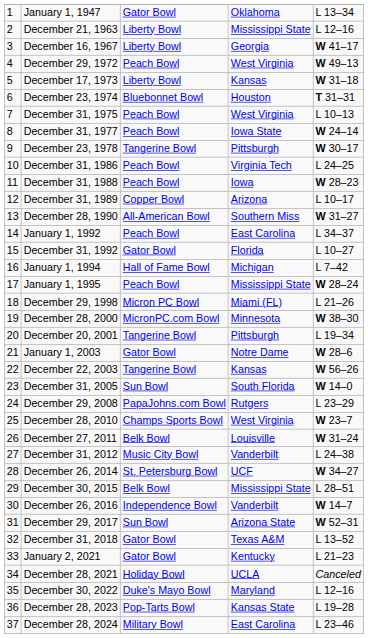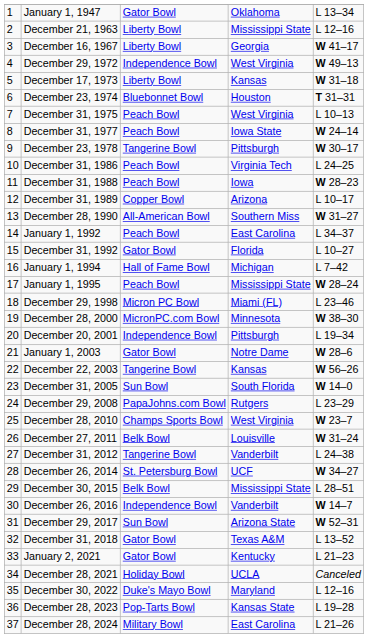(151, 64) Peach Bowl -> (170, 64) Independence Bowl
(335, 302) L 21–26 -> (335, 302) L 23–46
(159, 336) Tangerine Bowl -> (170, 336) Independence Bowl
(161, 455) Music City Bowl -> (159, 455) Tangerine Bowl
(335, 625) L 23–46 -> (335, 625) L 21–26
